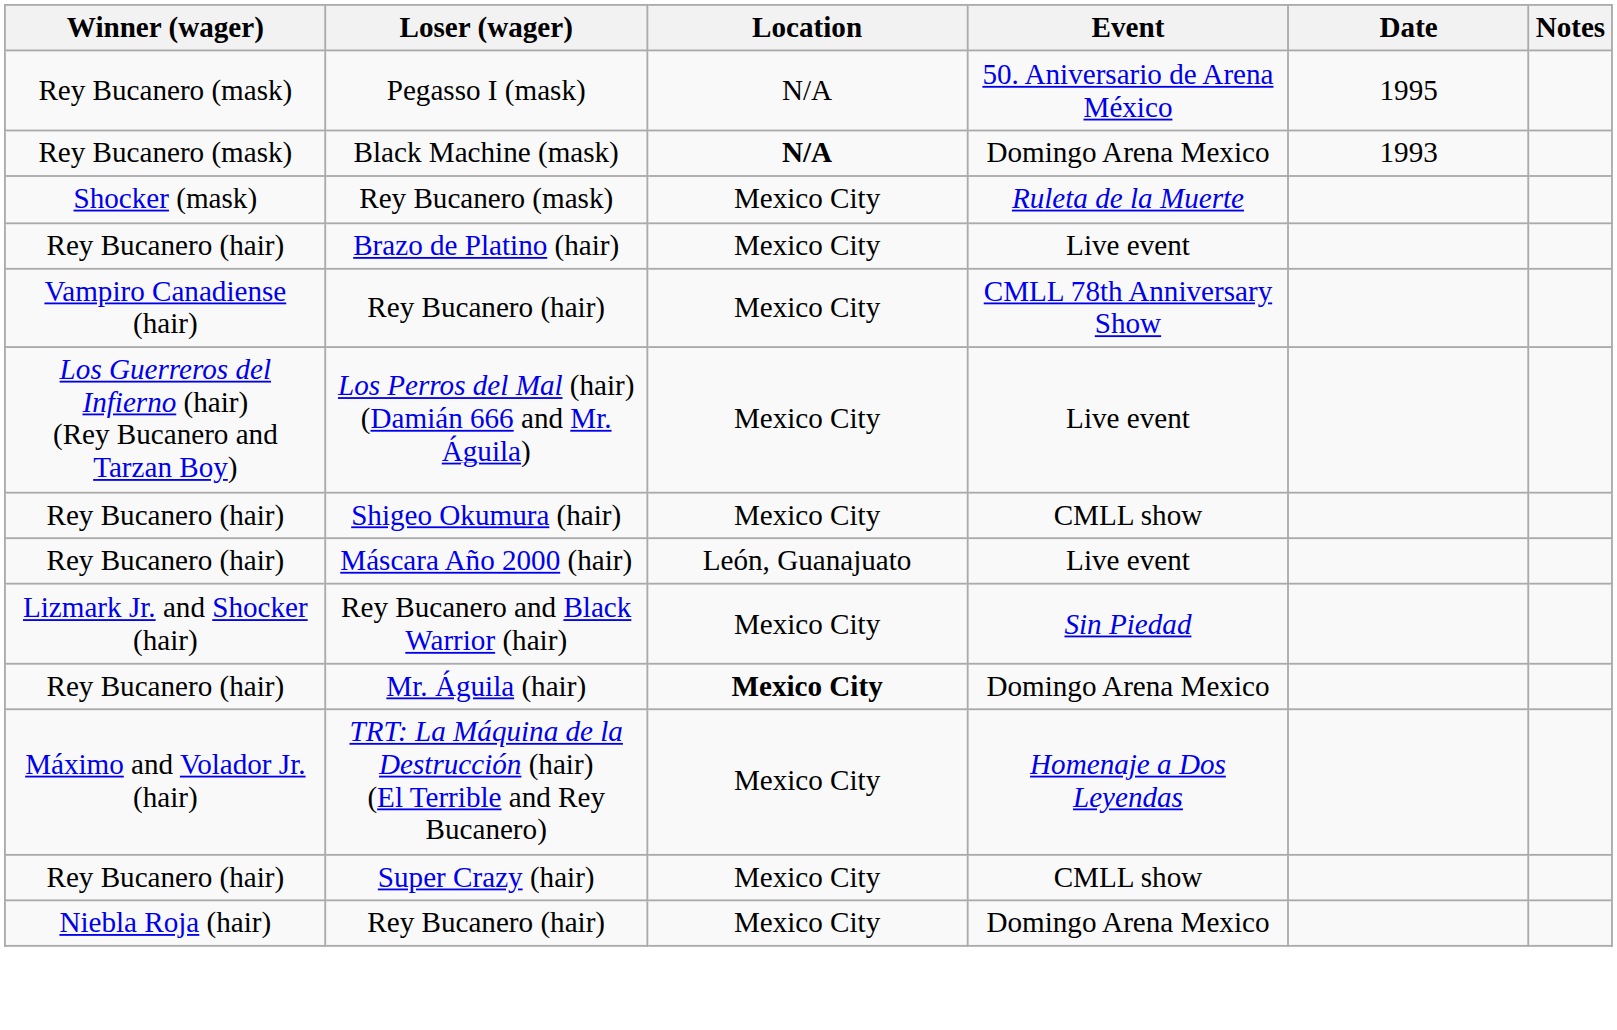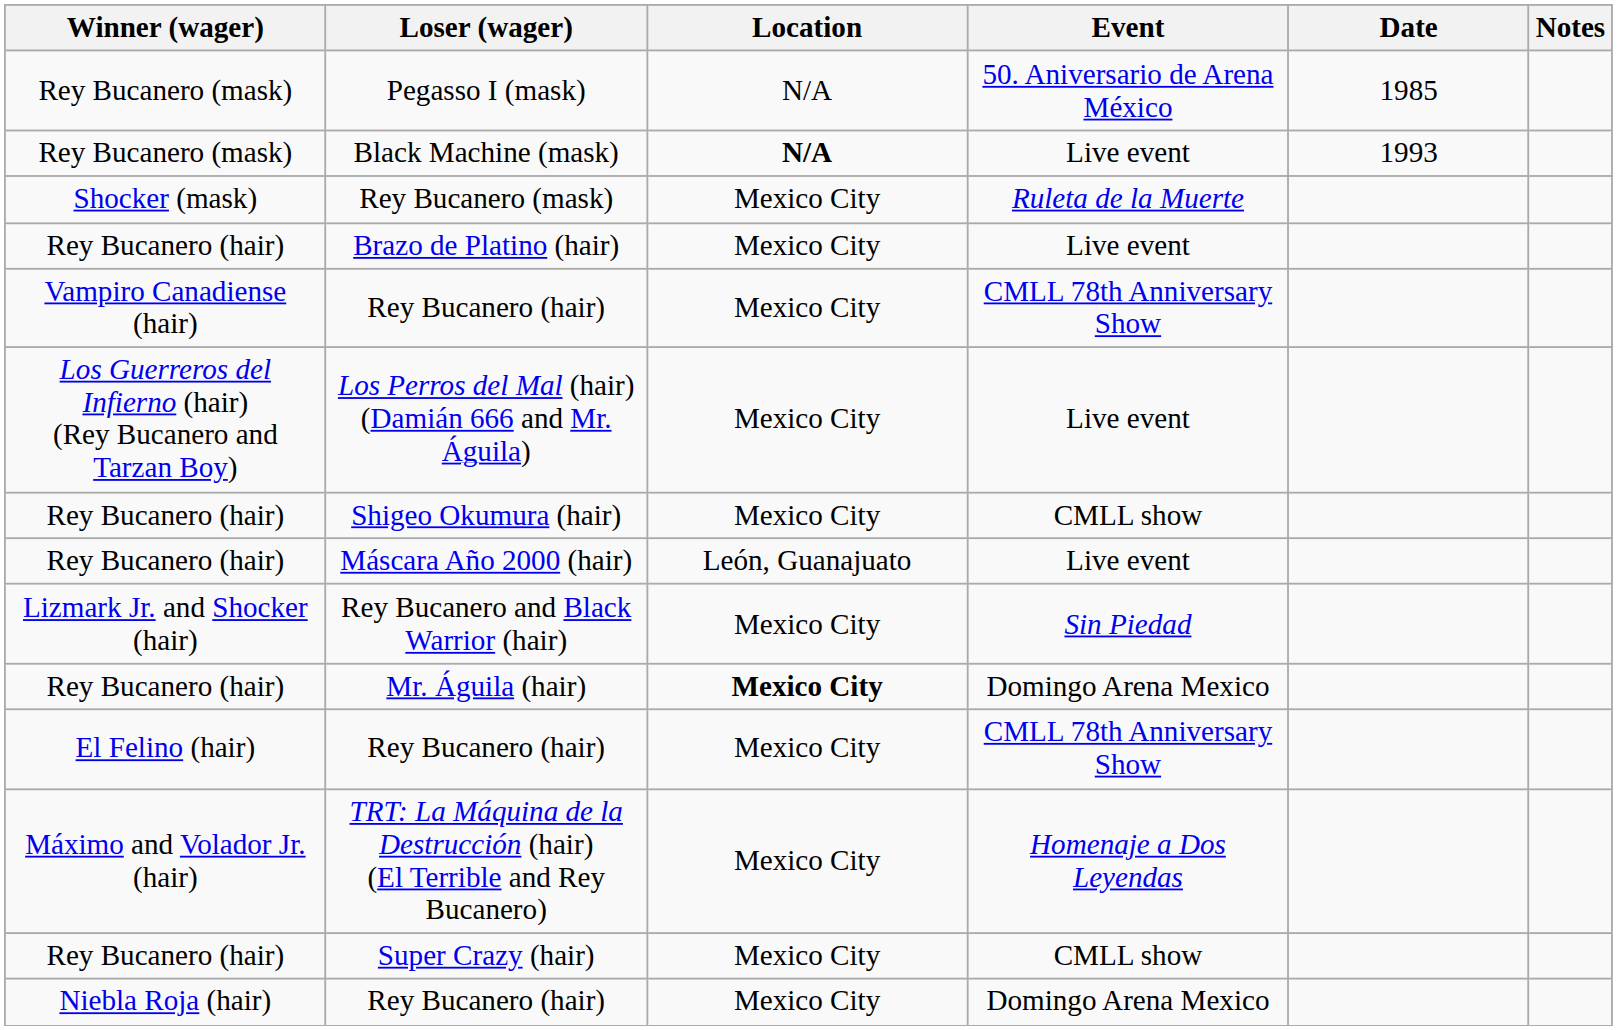(1409, 90) 1995 -> (1409, 90) 1985
(1128, 152) Domingo Arena Mexico -> (1128, 152) Live event
+ row: (165, 748)
